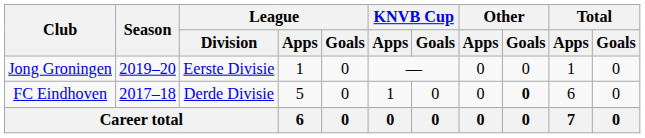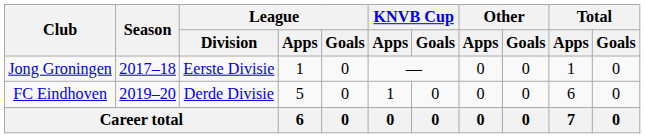(148, 68) 2019–20 -> (148, 68) 2017–18
(148, 94) 2017–18 -> (148, 94) 2019–20
(526, 94) bold -> (526, 94) normal
